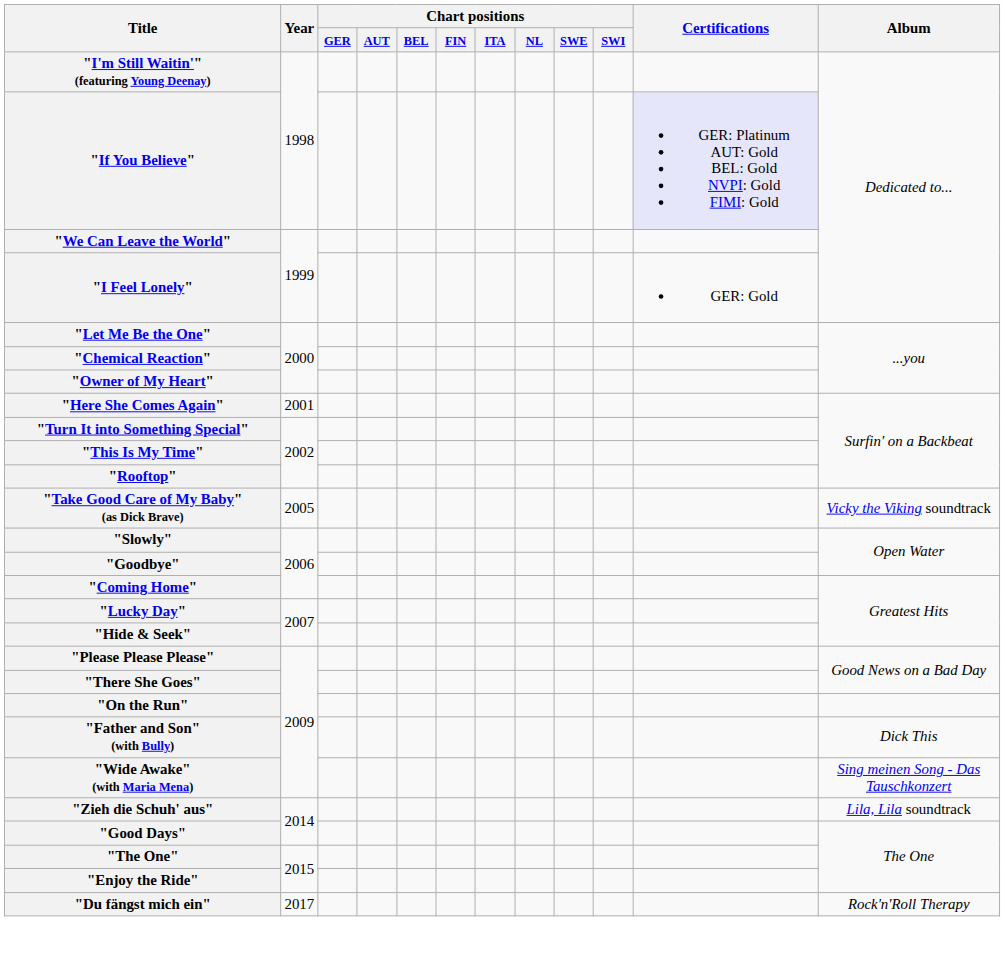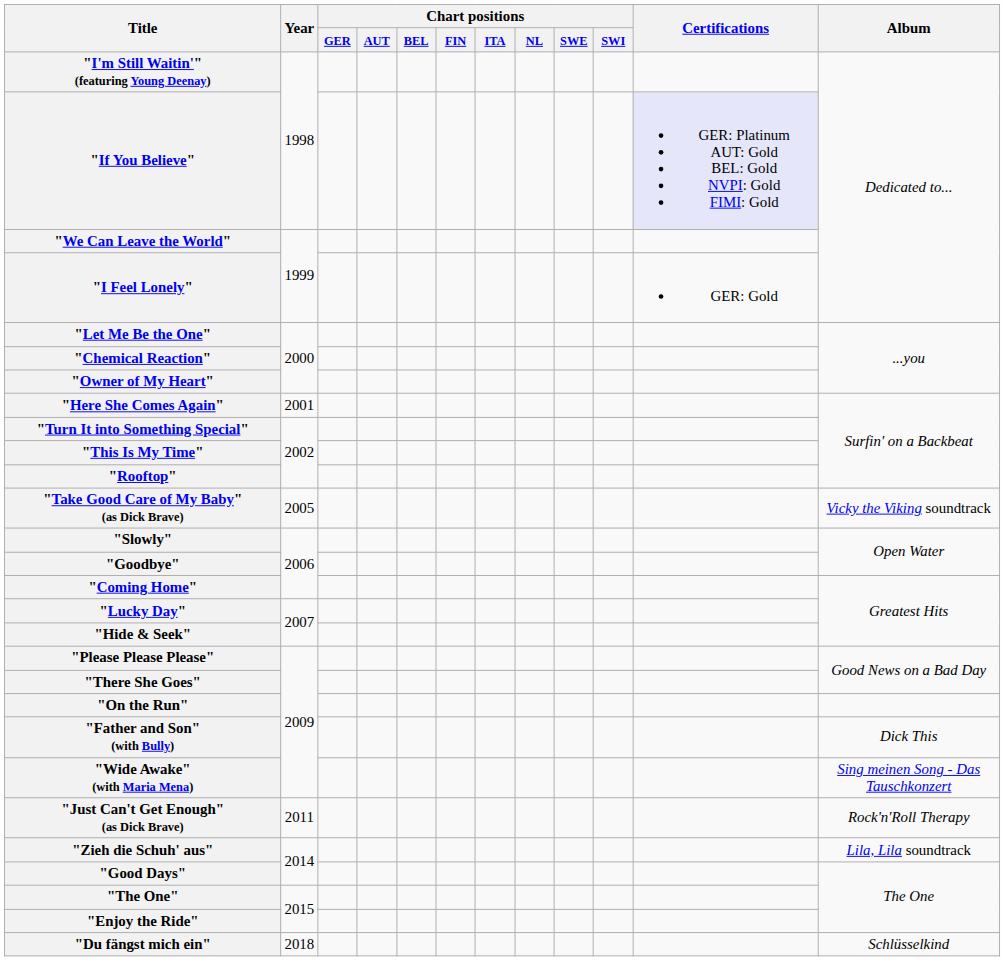+ row: (143, 817)
(299, 903) 2017 -> (299, 944) 2018
(909, 903) Rock'n'Roll Therapy -> (909, 944) Schlüsselkind
